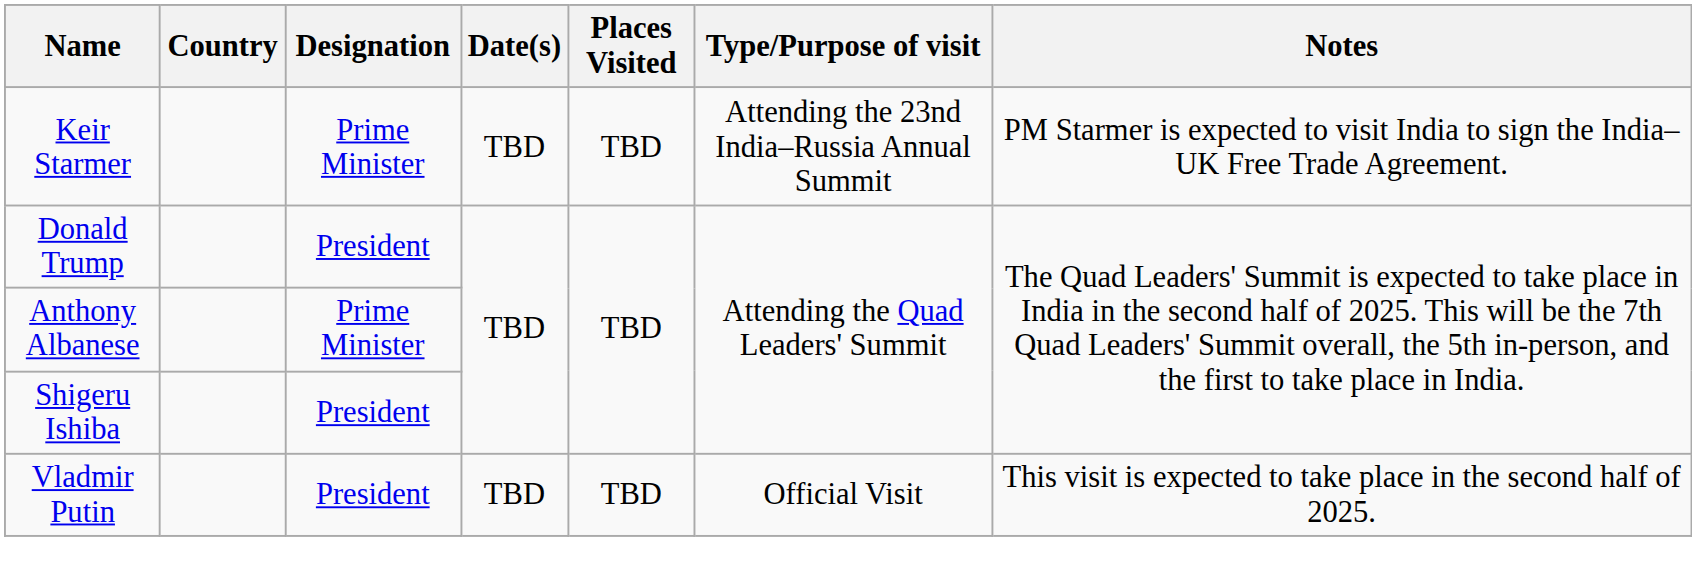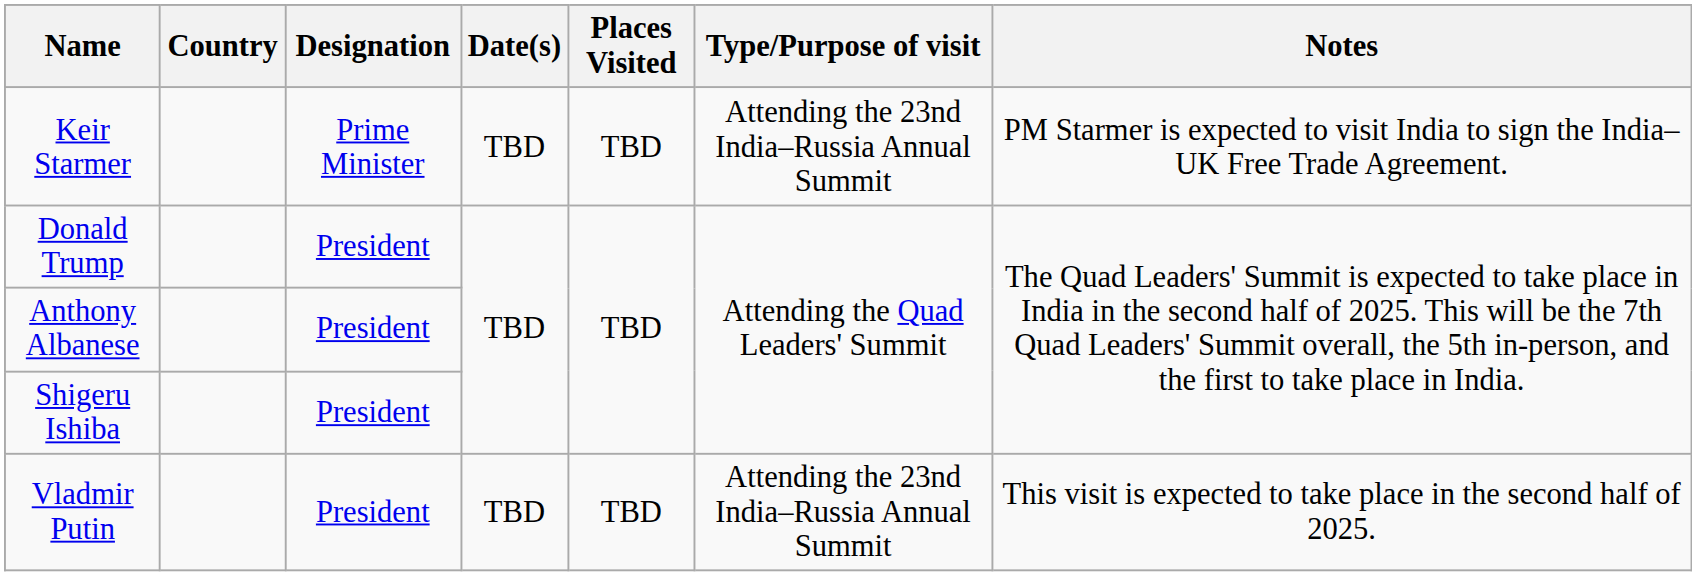(373, 328) Prime Minister -> (373, 328) President
(843, 494) Official Visit -> (843, 511) Attending the 23nd India–Russia Annual Summit
